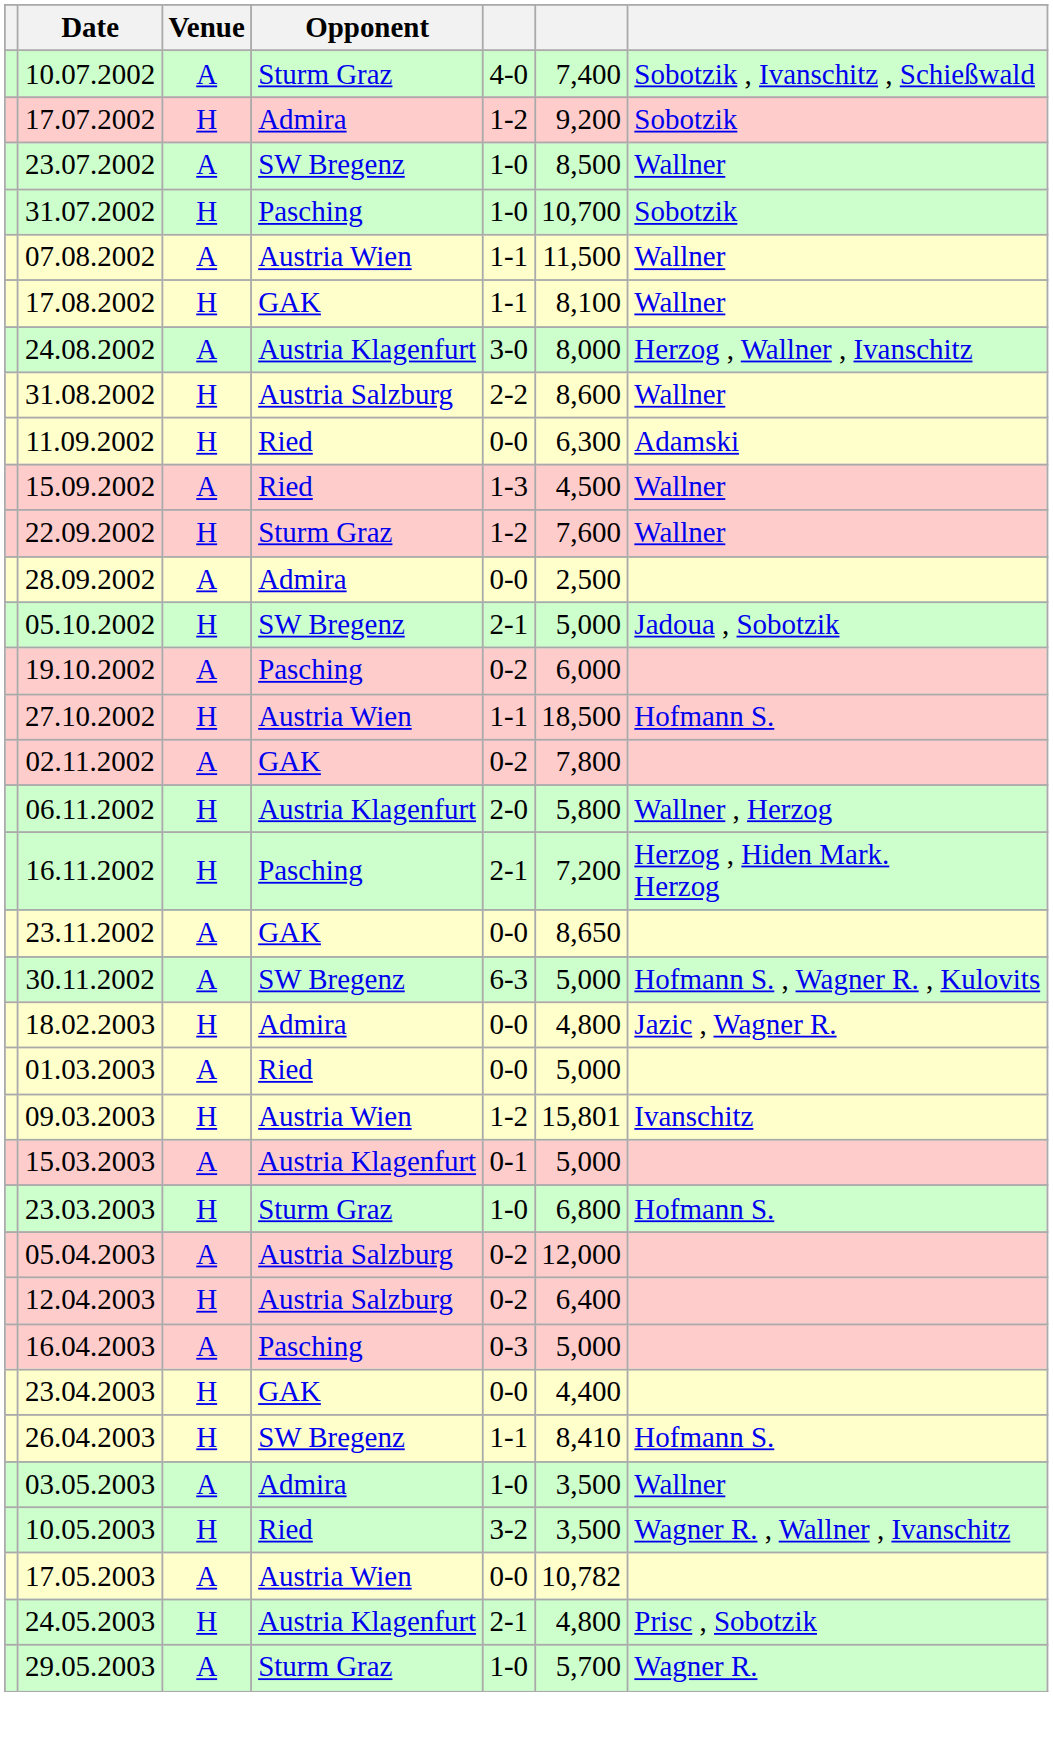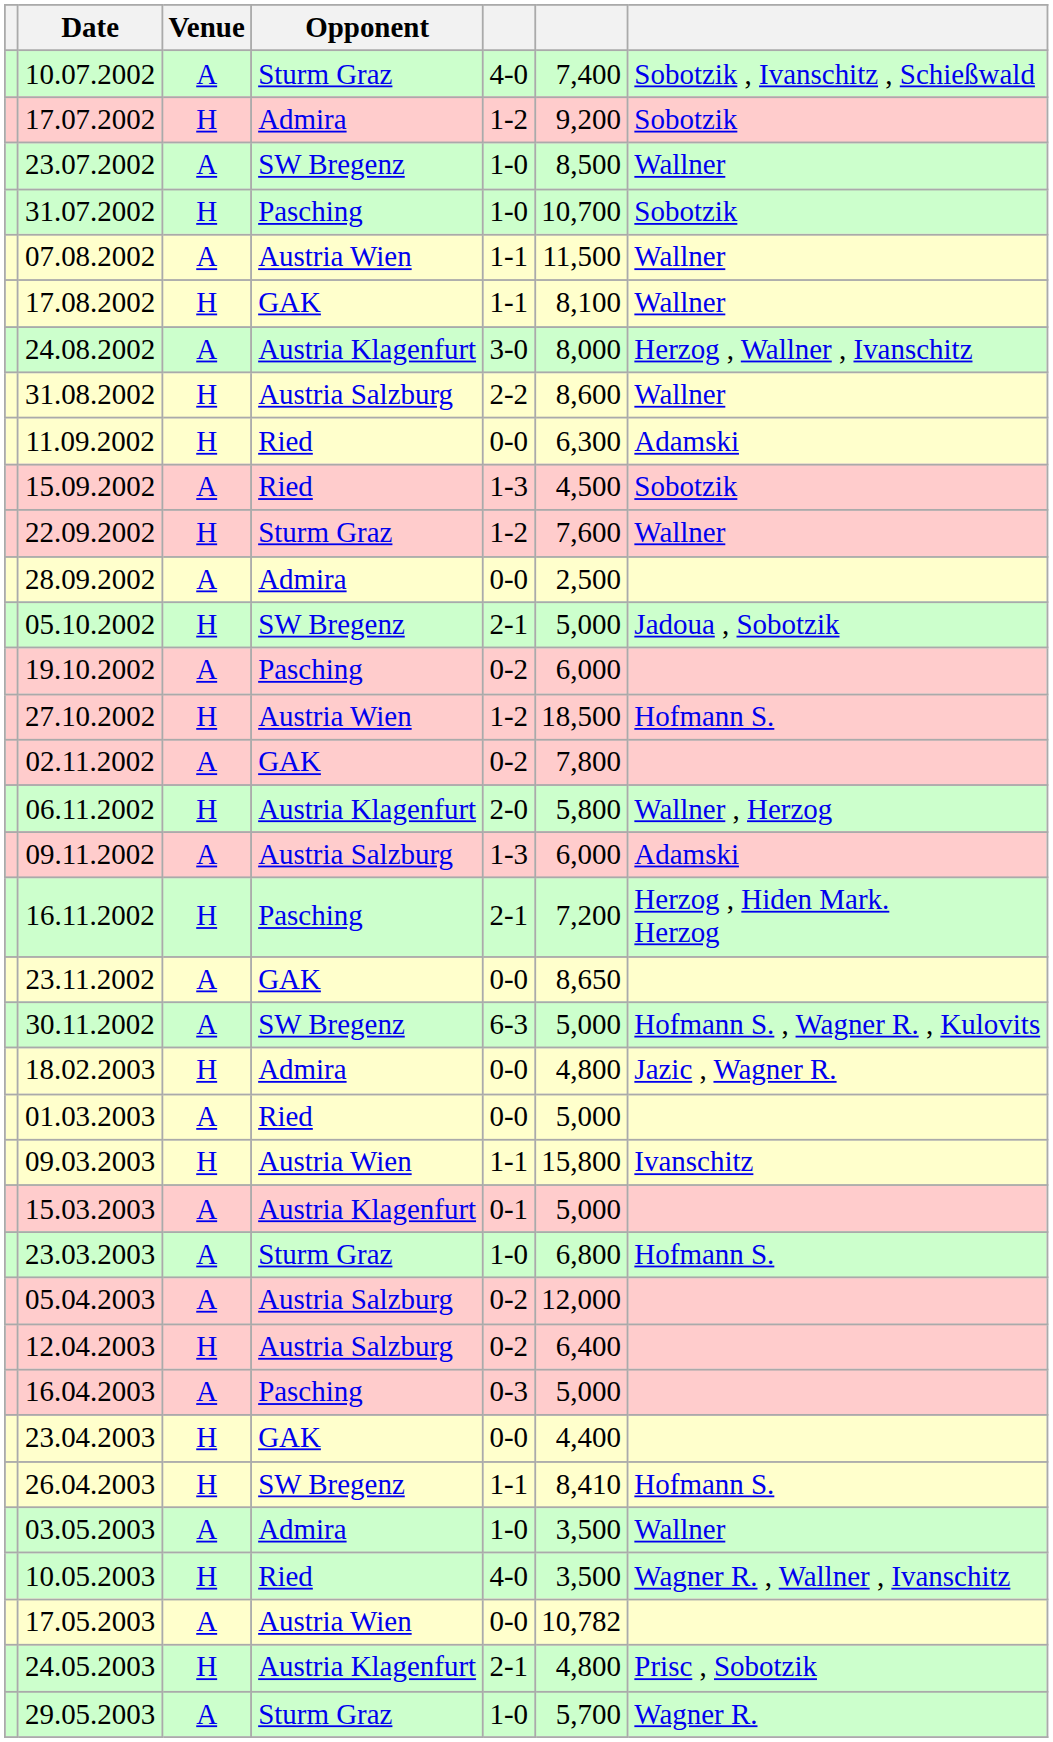(680, 486) Wallner -> (686, 486) Sobotzik
(509, 716) 1-1 -> (509, 716) 1-2
+ row: (90, 854)
(509, 1116) 1-2 -> (509, 1162) 1-1
(581, 1116) 15,801 -> (581, 1162) 15,800
(207, 1208) H -> (207, 1254) A
(509, 1529) 3-2 -> (509, 1575) 4-0
